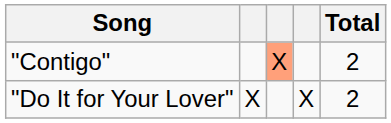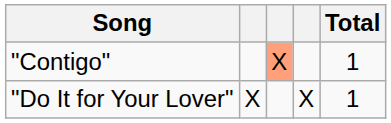(353, 61) 2 -> (353, 61) 1
(353, 99) 2 -> (353, 99) 1
